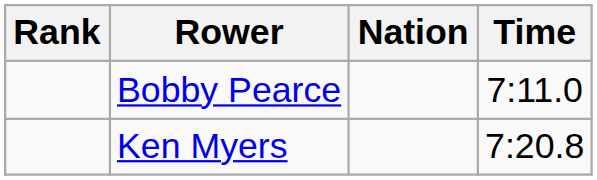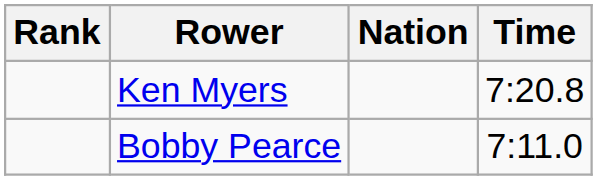rows swapped: (229, 89) <-> (202, 145)
